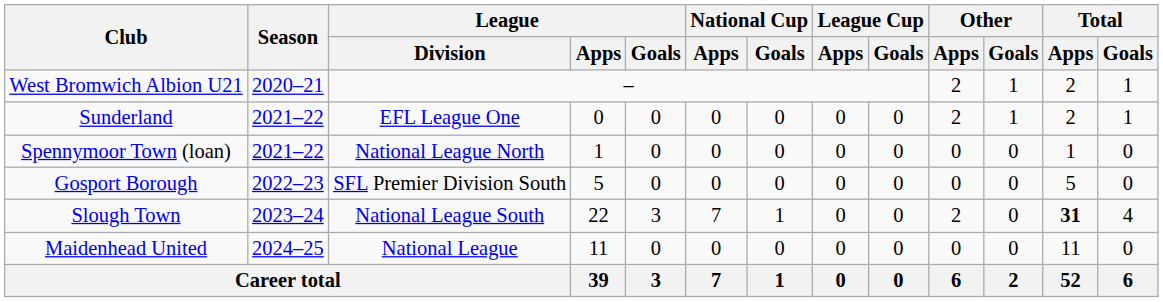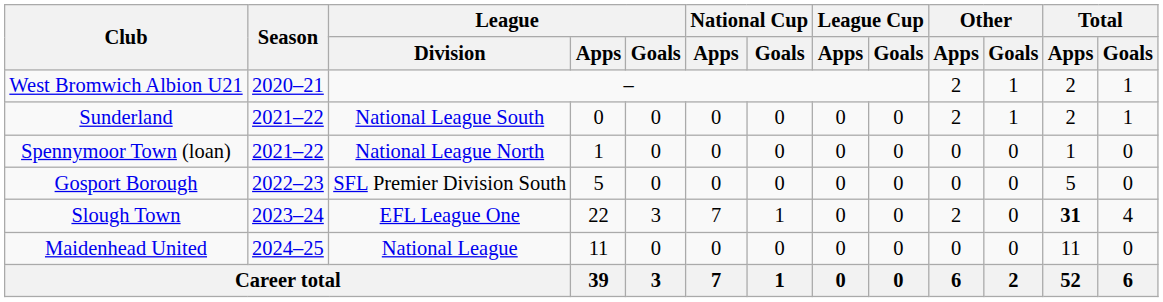(450, 118) EFL League One -> (450, 118) National League South
(450, 215) National League South -> (450, 215) EFL League One
